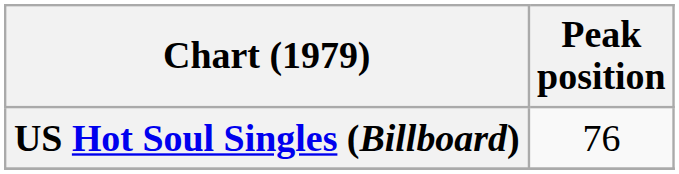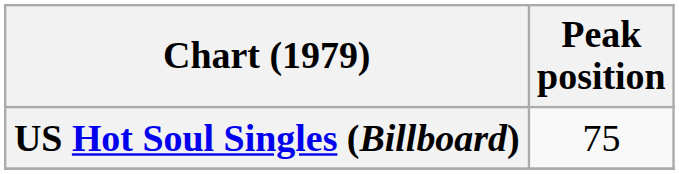(601, 137) 76 -> (601, 137) 75
